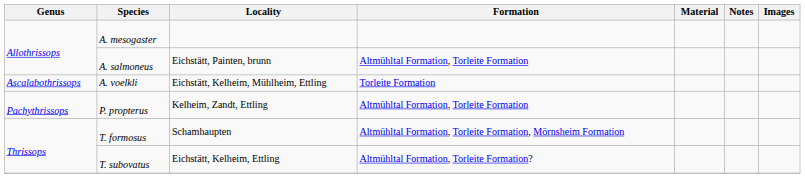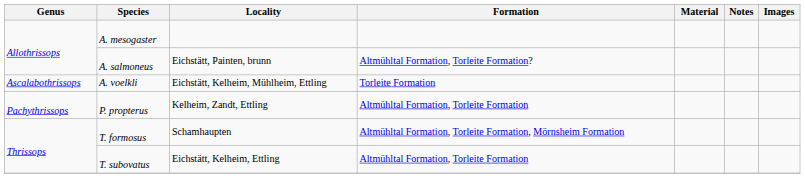(444, 61) Altmühltal Formation, Torleite Formation -> (446, 61) Altmühltal Formation, Torleite Formation?
(446, 159) Altmühltal Formation, Torleite Formation? -> (444, 159) Altmühltal Formation, Torleite Formation
